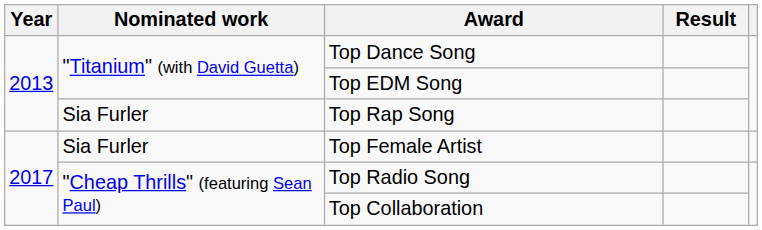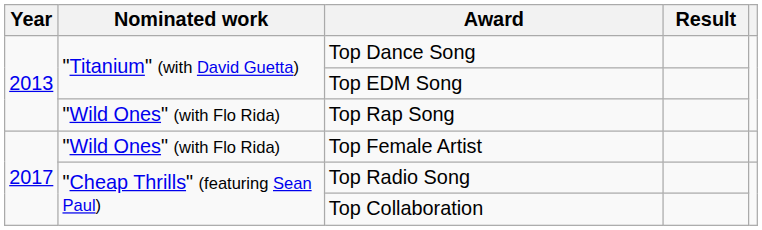(105, 114) Sia Furler -> (171, 114) "Wild Ones" (with Flo Rida)
(105, 146) Sia Furler -> (171, 146) "Wild Ones" (with Flo Rida)
